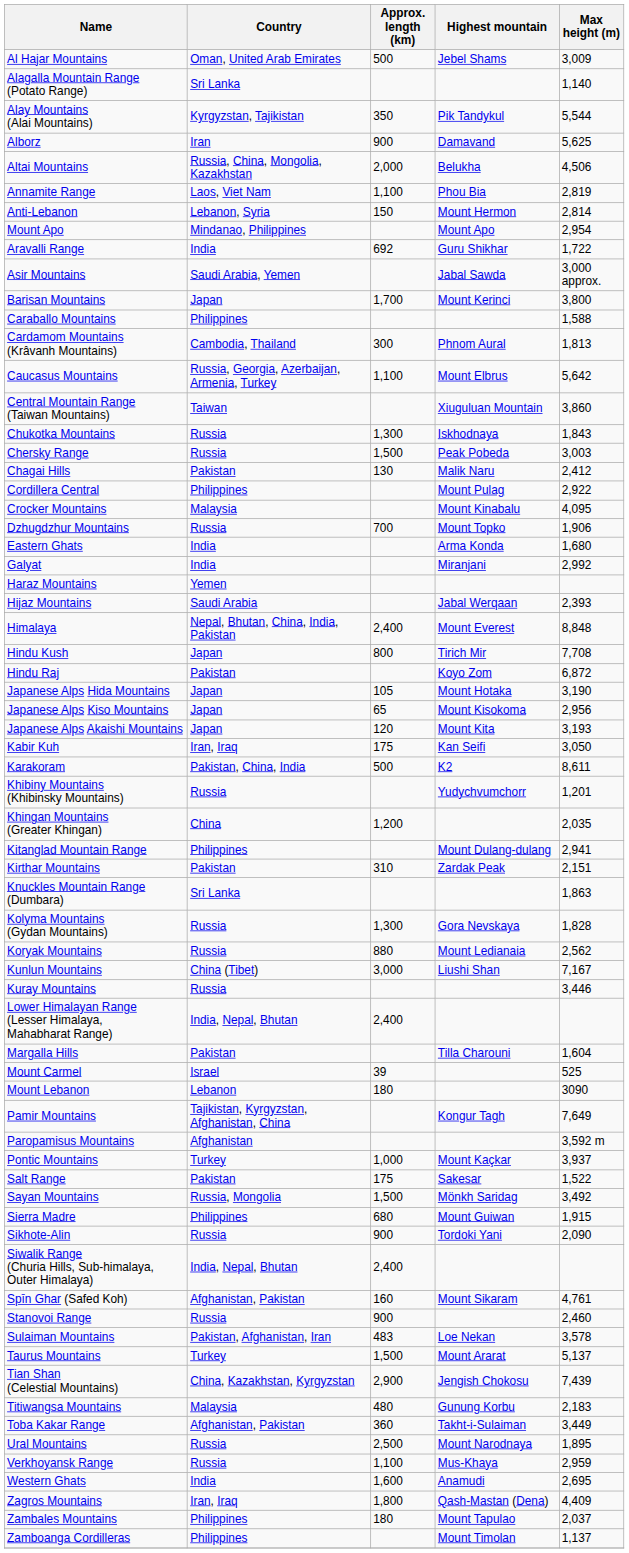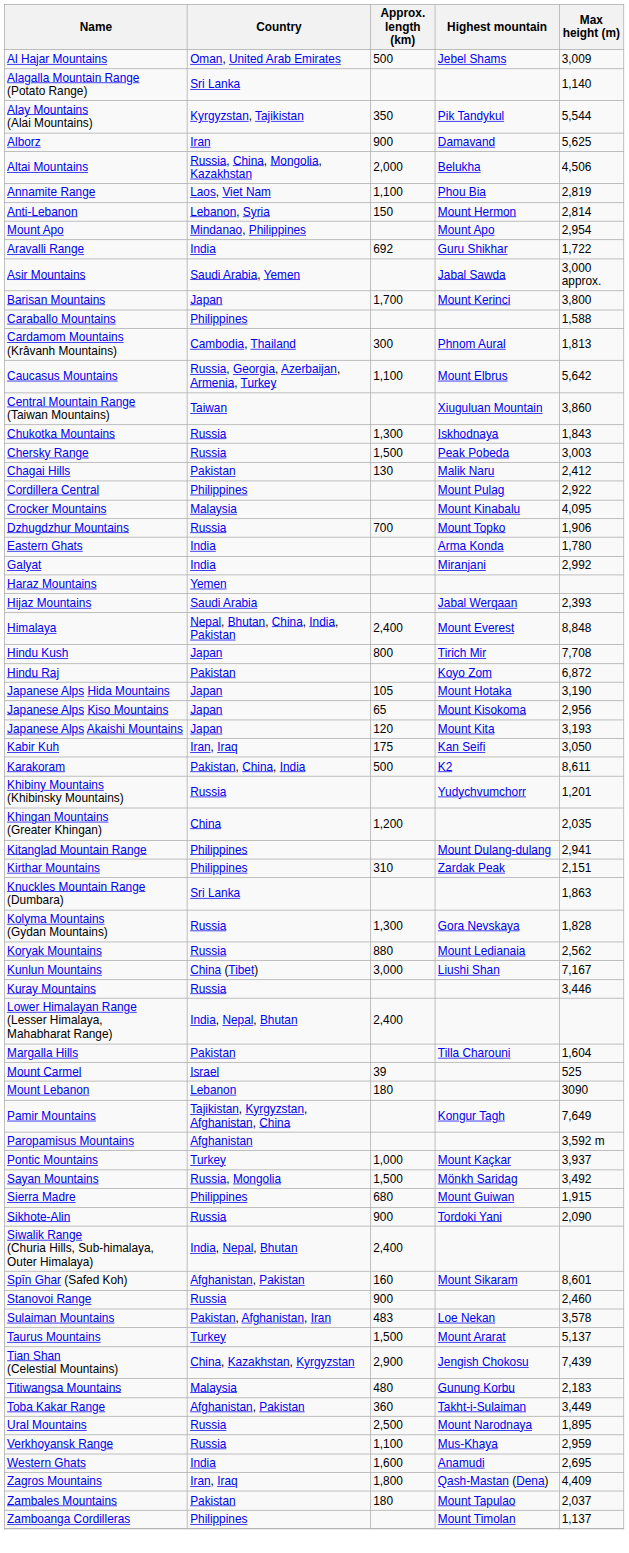(577, 546) 1,680 -> (577, 546) 1,780
(213, 868) Pakistan -> (219, 868) Philippines
- row: (36, 1179)
(577, 1299) 4,761 -> (577, 1280) 8,601
(219, 1519) Philippines -> (213, 1500) Pakistan
